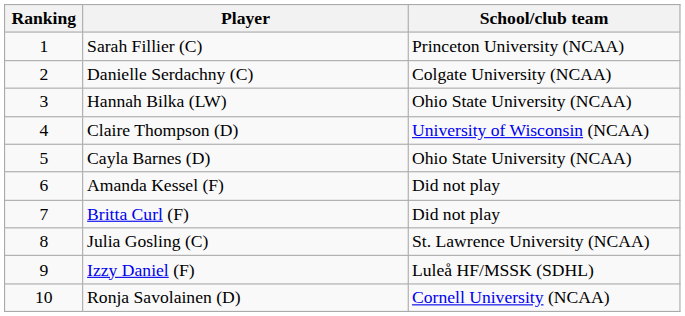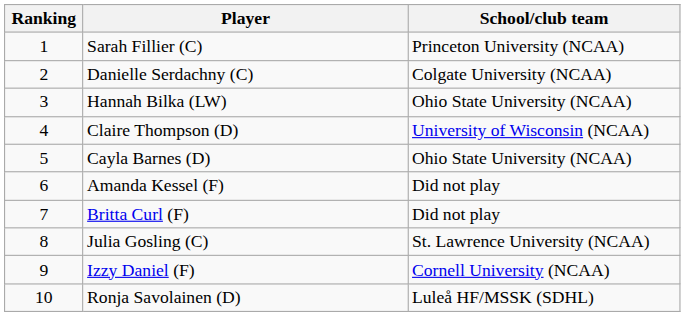(503, 269) Luleå HF/MSSK (SDHL) -> (511, 269) Cornell University (NCAA)
(511, 297) Cornell University (NCAA) -> (503, 297) Luleå HF/MSSK (SDHL)
